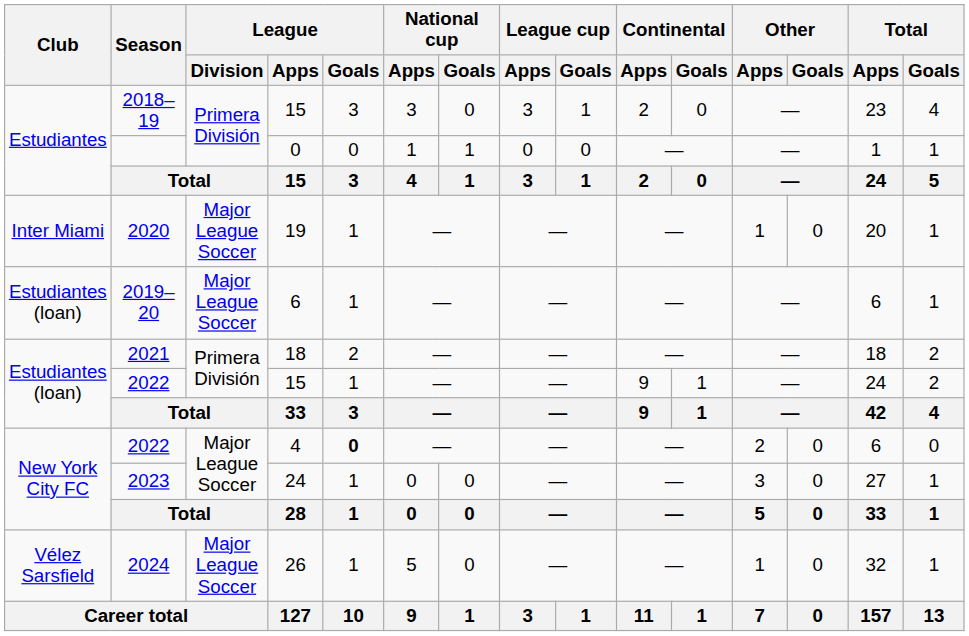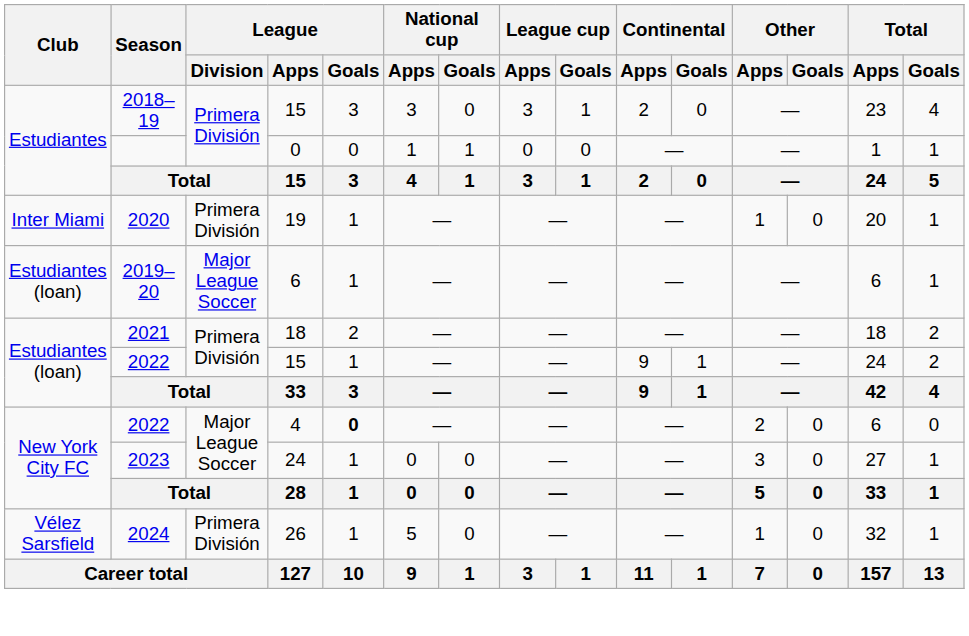(227, 230) Major League Soccer -> (227, 220) Primera División
(227, 565) Major League Soccer -> (227, 533) Primera División
